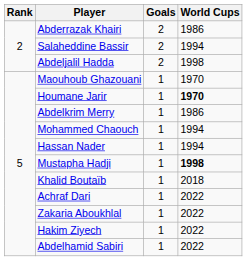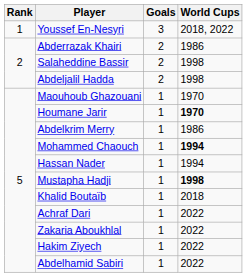+ row: (81, 29)
(192, 46) 1994 -> (192, 63) 1998
(192, 130) normal -> (192, 146) bold
